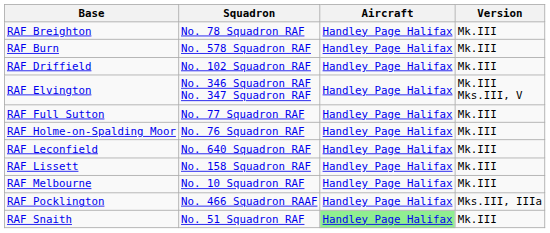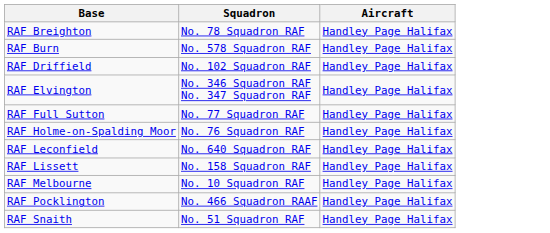- column: (500, 13)
(388, 219) lightgreen background -> (388, 219) no background
